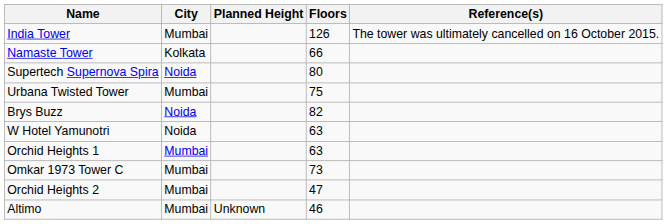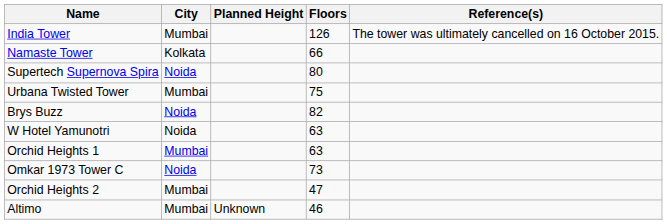(186, 170) Mumbai -> (180, 170) Noida
